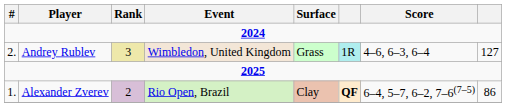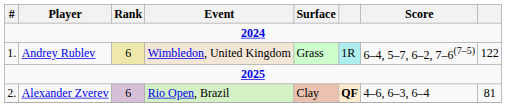(12, 52) 2. -> (12, 53) 1.
(128, 52) 3 -> (128, 53) 6
(396, 52) 4–6, 6–3, 6–4 -> (419, 53) 6–4, 5–7, 6–2, 7–6(7–5)
(490, 52) 127 -> (490, 53) 122
(12, 91) 1. -> (12, 93) 2.
(128, 91) 2 -> (128, 93) 6
(419, 91) 6–4, 5–7, 6–2, 7–6(7–5) -> (396, 93) 4–6, 6–3, 6–4
(490, 91) 86 -> (490, 93) 81
